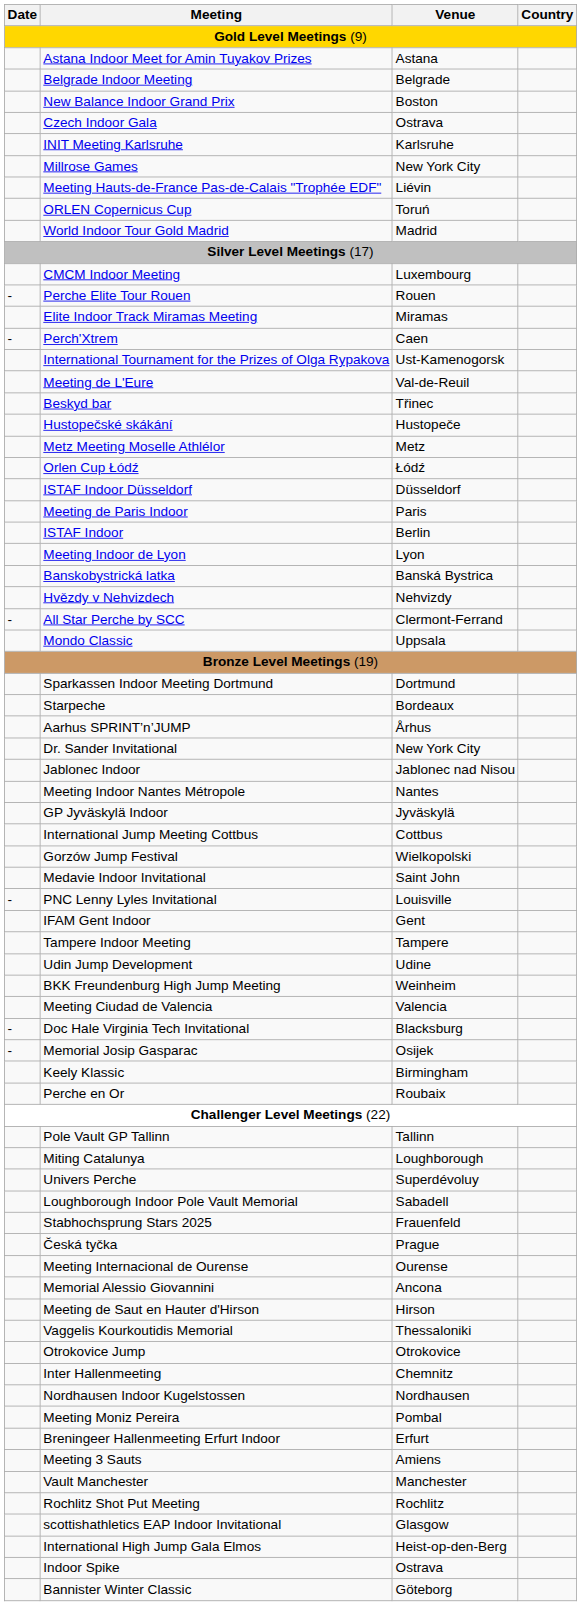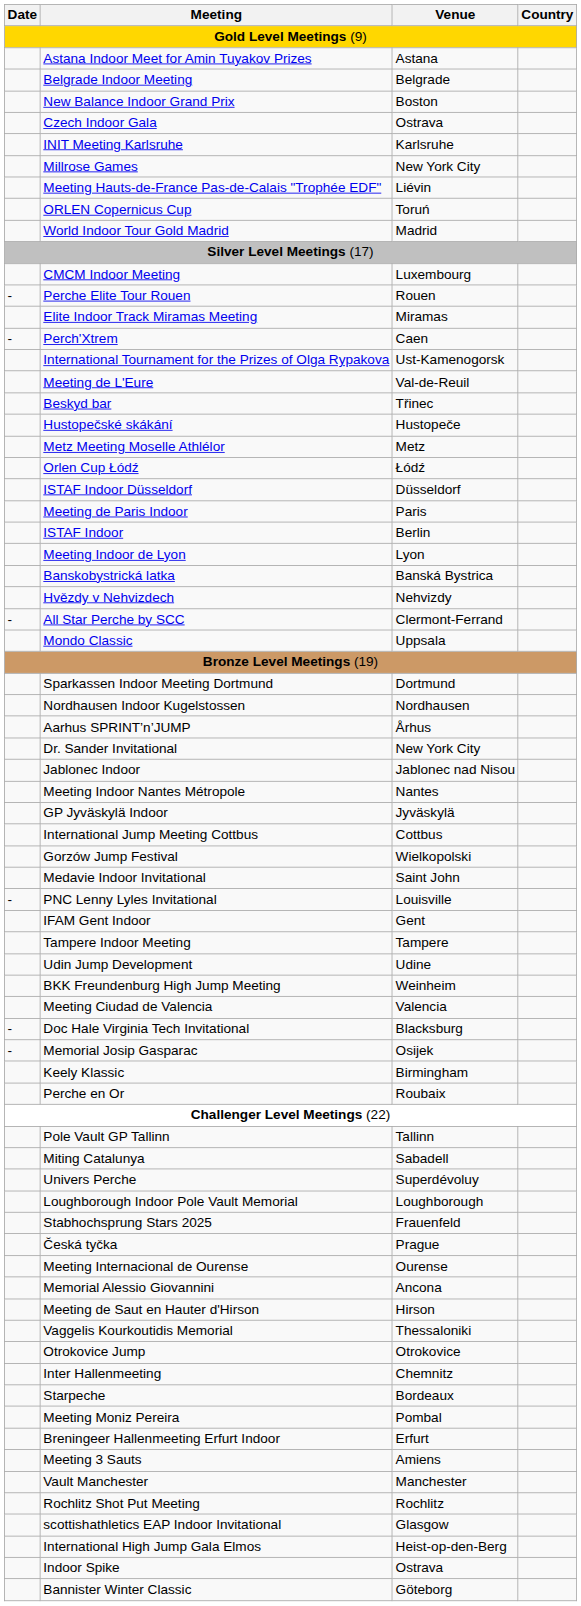rows swapped: (74, 705) <-> (144, 1395)
(439, 1158) Loughborough -> (422, 1158) Sabadell
(422, 1201) Sabadell -> (439, 1201) Loughborough
